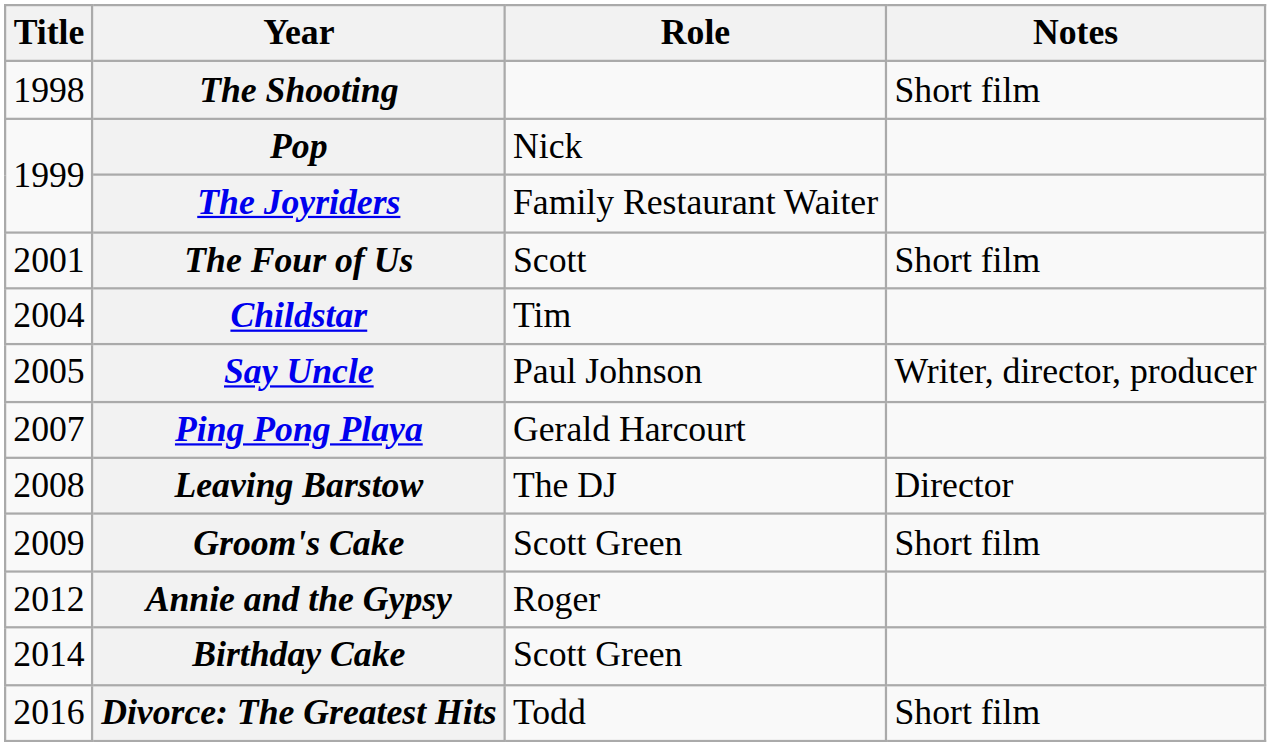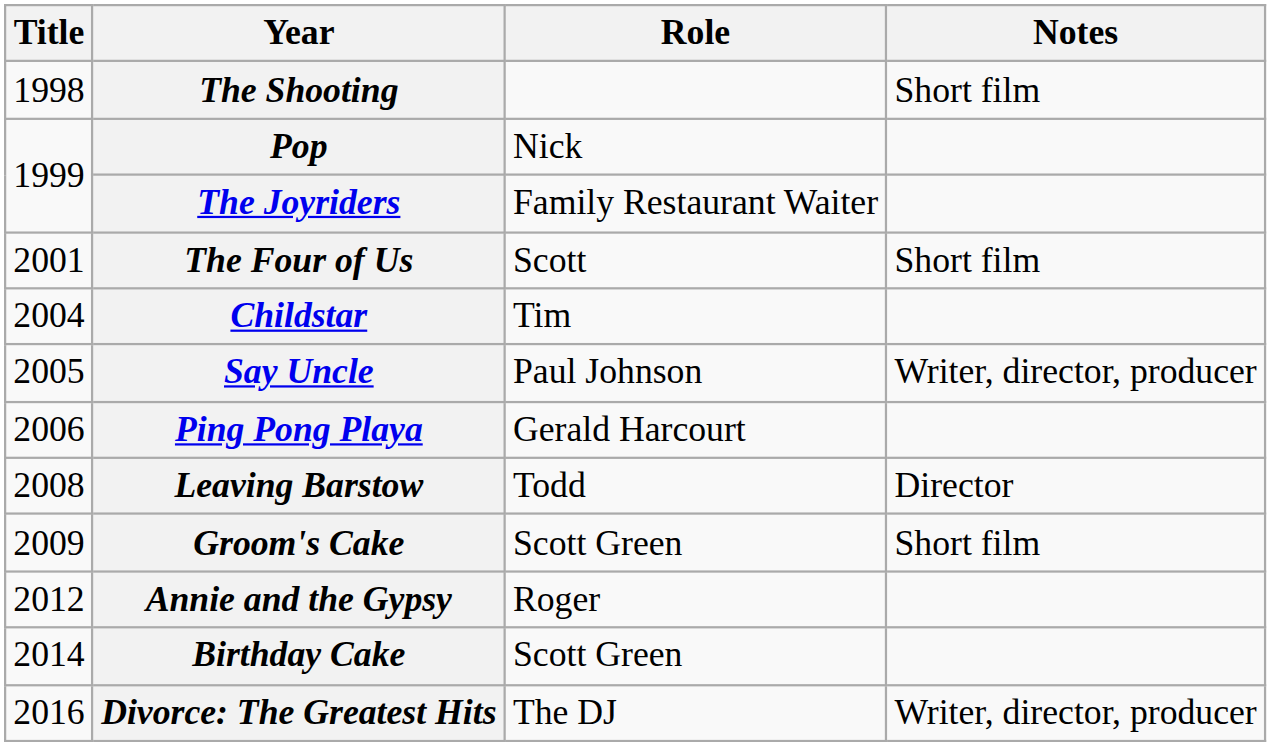(49, 428) 2007 -> (49, 428) 2006
(565, 485) The DJ -> (549, 485) Todd
(549, 711) Todd -> (565, 711) The DJ
(967, 711) Short film -> (1076, 711) Writer, director, producer
